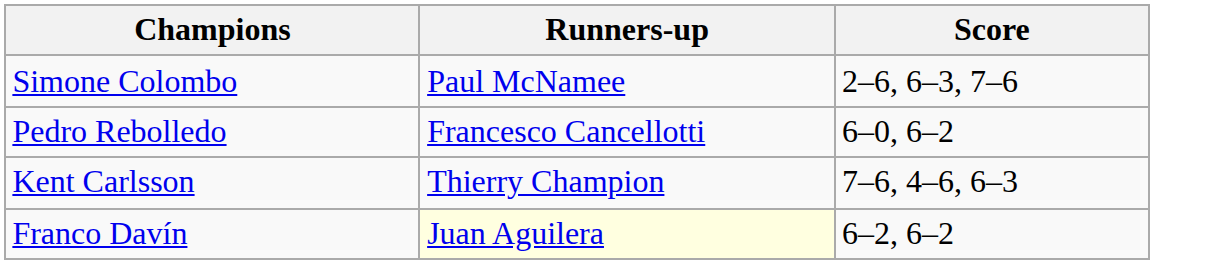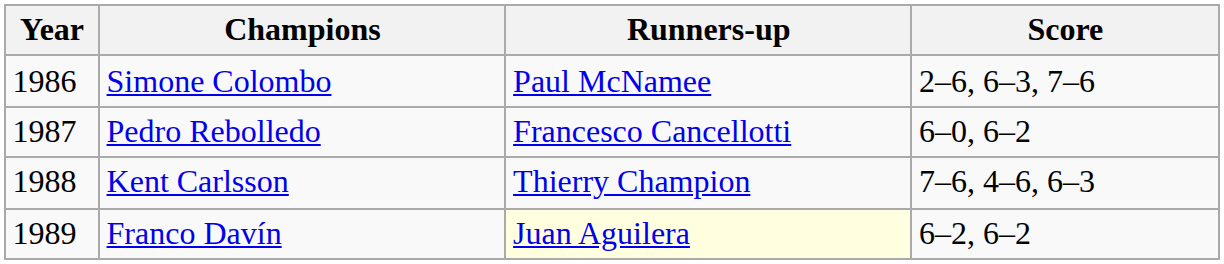+ column: (52, 29)
